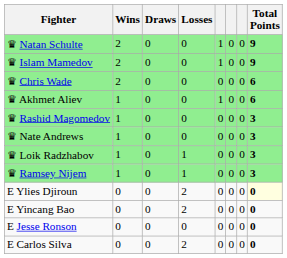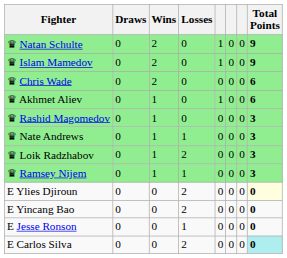columns swapped: (128, 19) <-> (161, 19)
(184, 136) 0 -> (184, 136) 1
(184, 154) 1 -> (184, 154) 2
(184, 226) 0 -> (184, 226) 1
(253, 244) no background -> (253, 244) paleturquoise background
